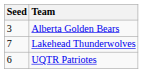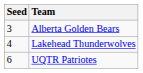(9, 44) 7 -> (9, 44) 4
